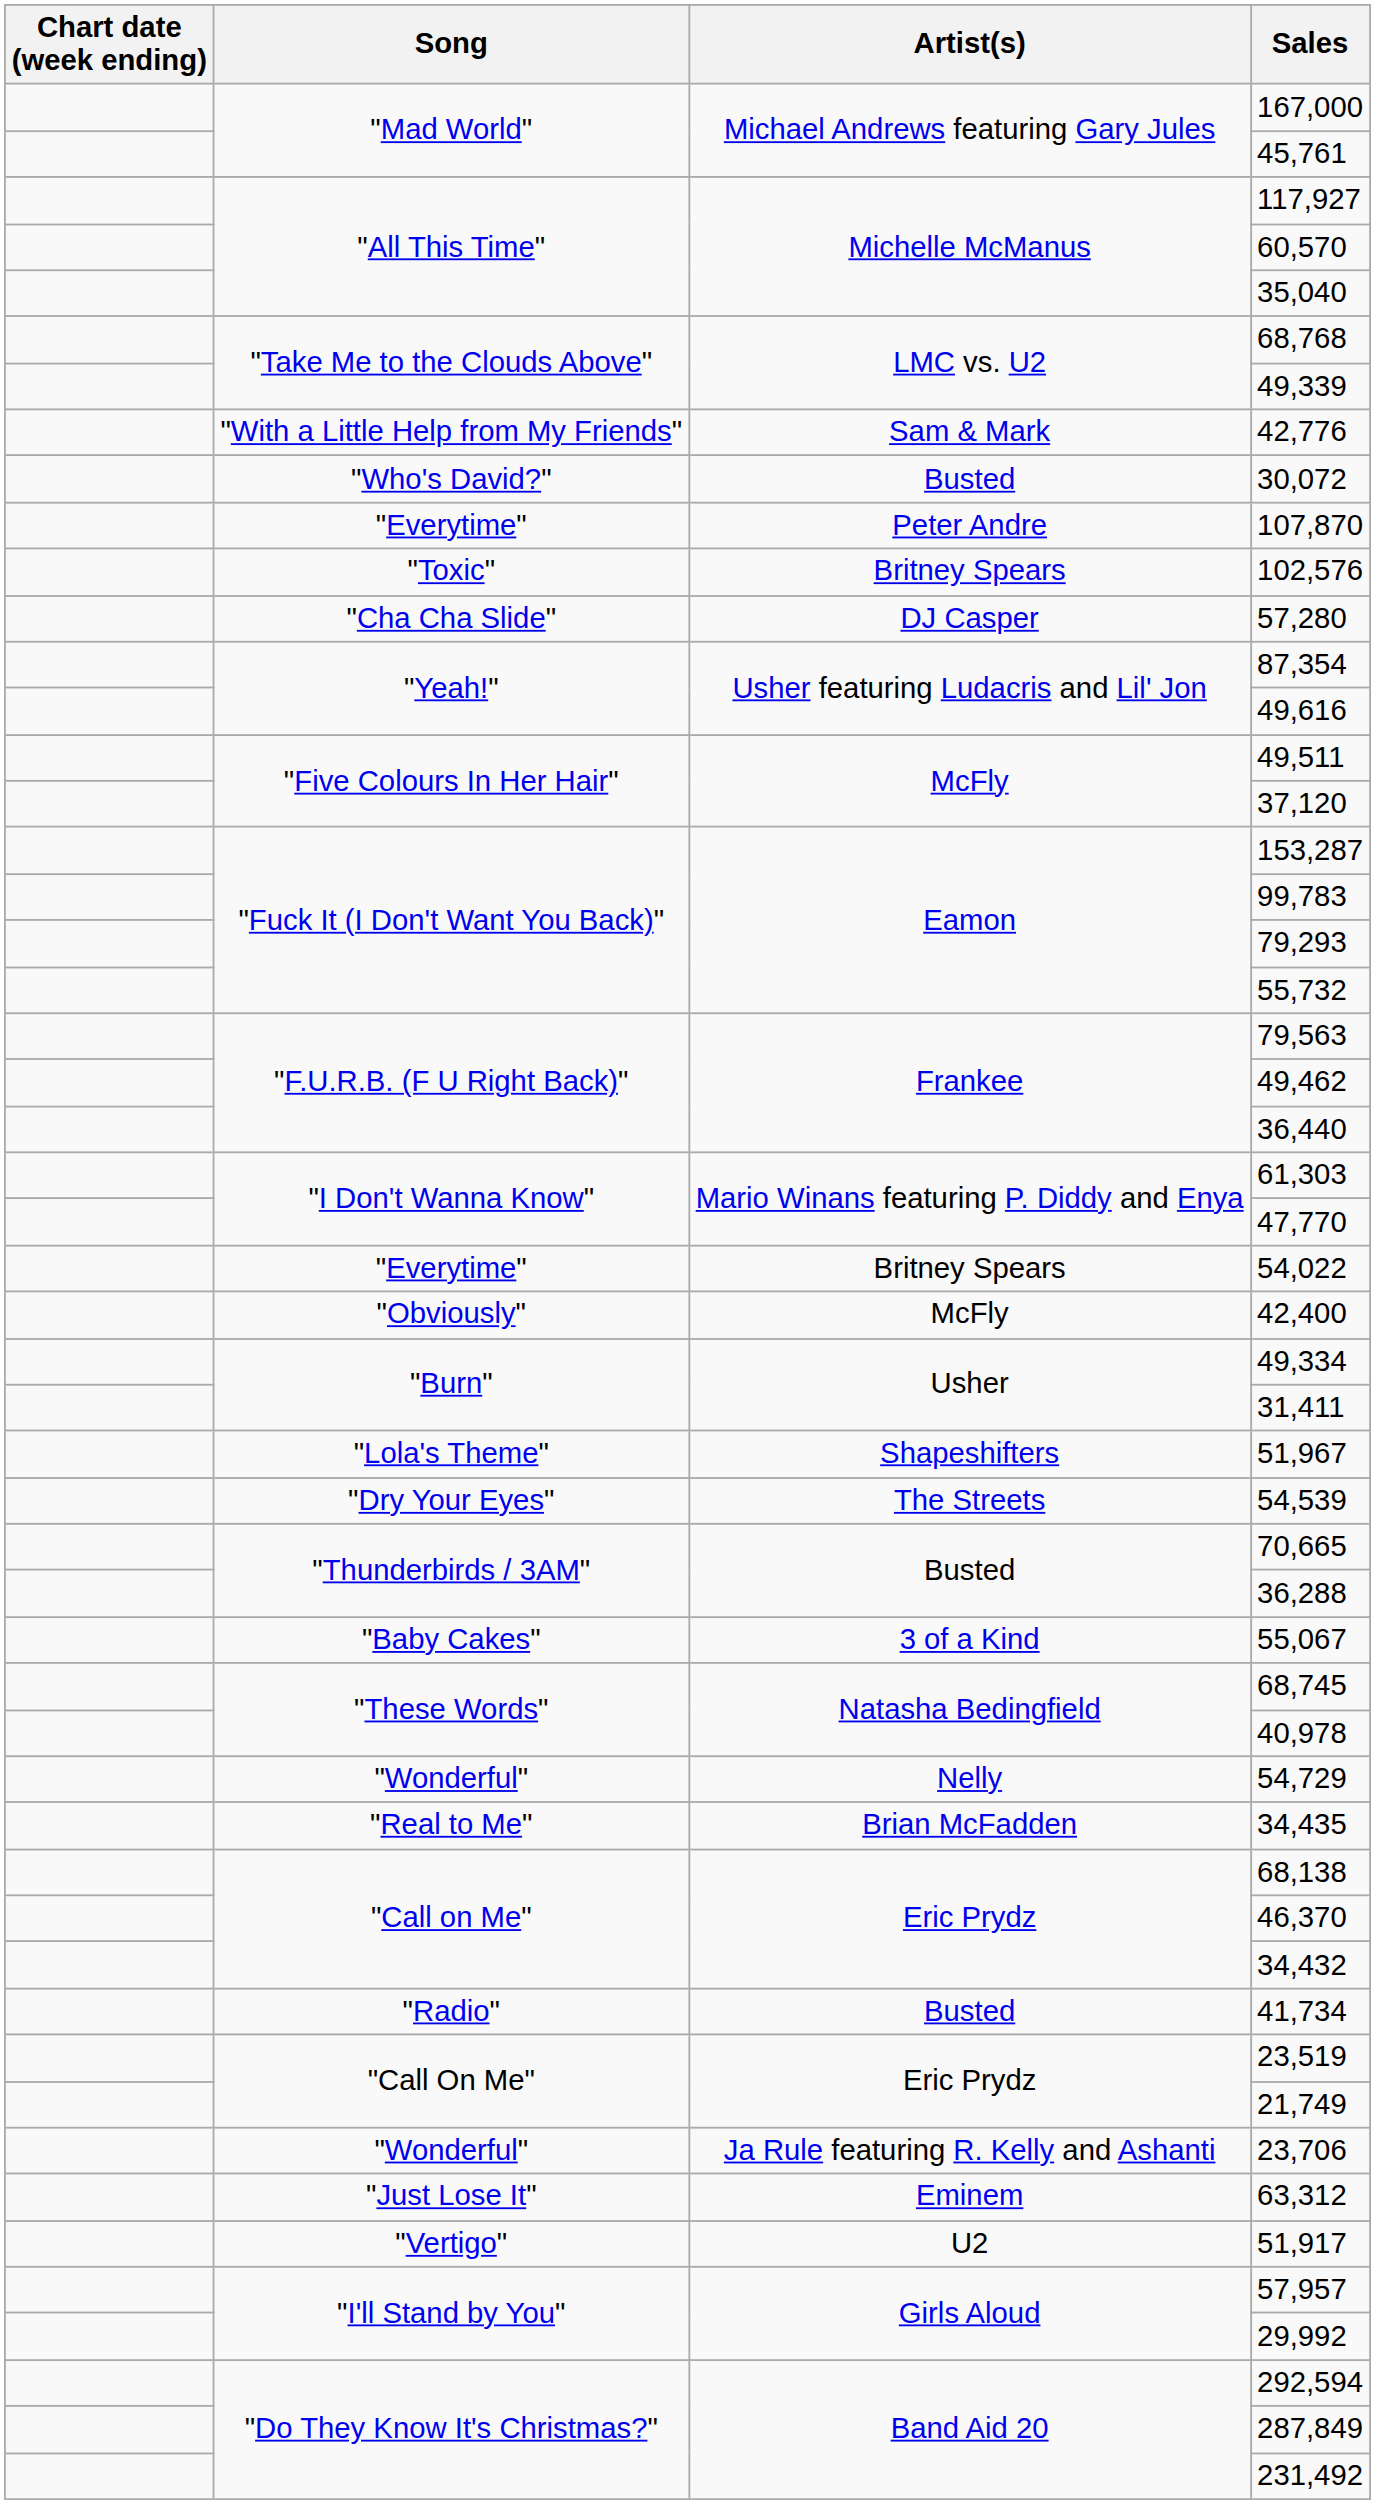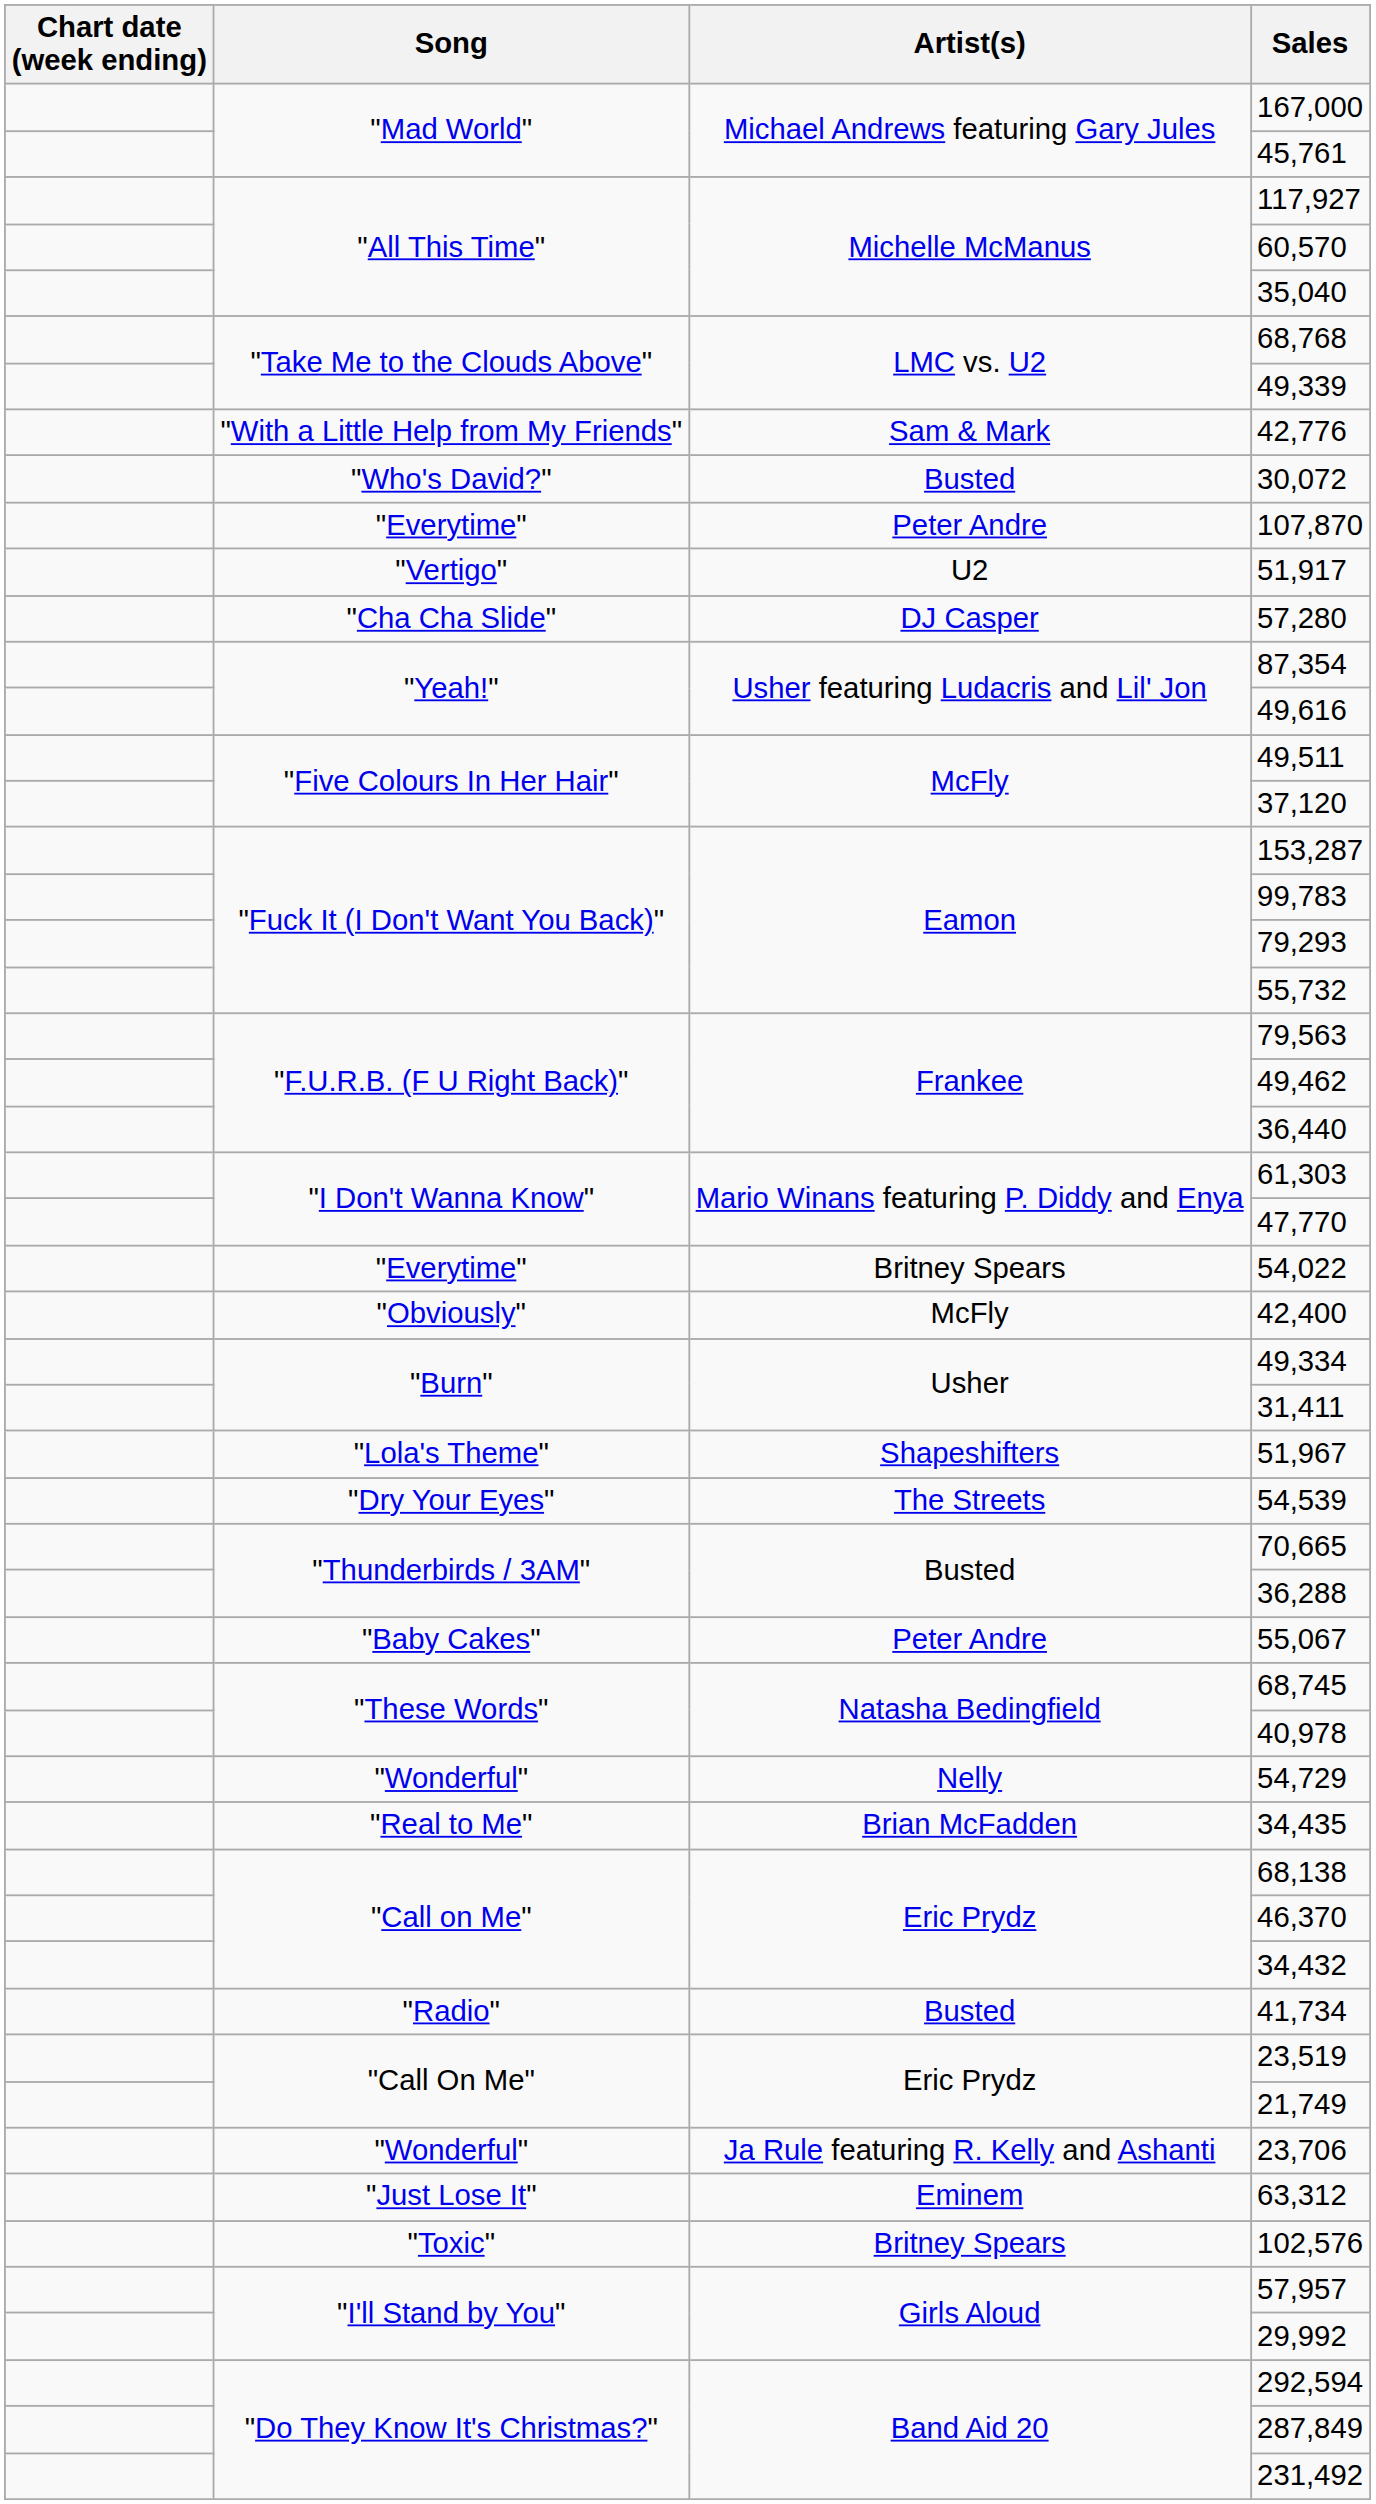rows swapped: (1310, 571) <-> (1302, 2243)
(970, 1639) 3 of a Kind -> (970, 1639) Peter Andre
